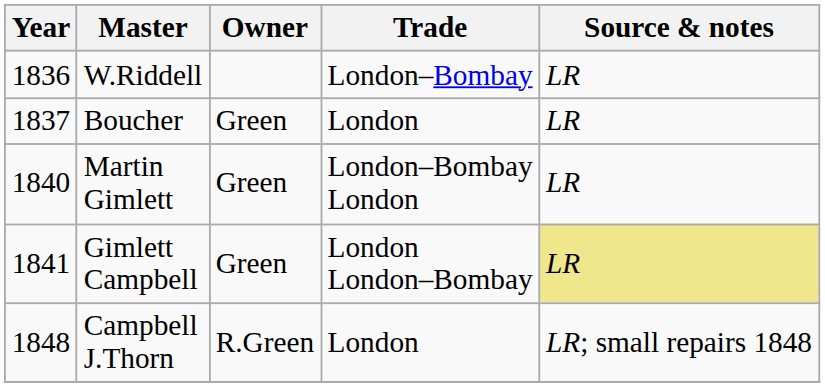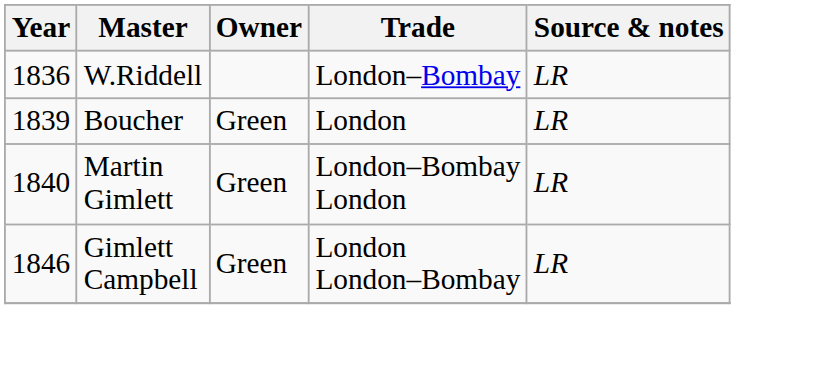(41, 120) 1837 -> (41, 120) 1839
(41, 262) 1841 -> (41, 262) 1846
(563, 262) khaki background -> (551, 262) no background
- row: (141, 342)
